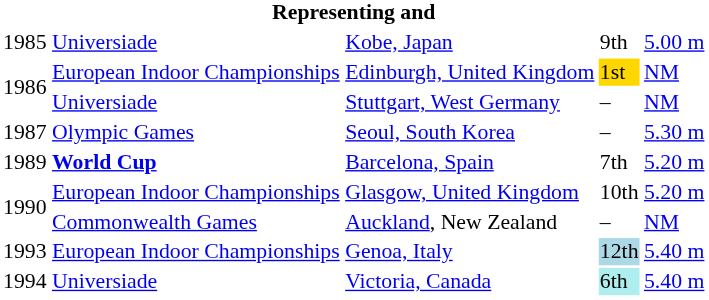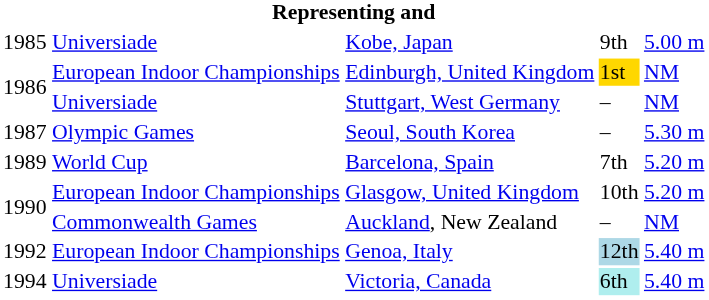(104, 161) bold -> (100, 161) normal
(25, 251) 1993 -> (25, 251) 1992
